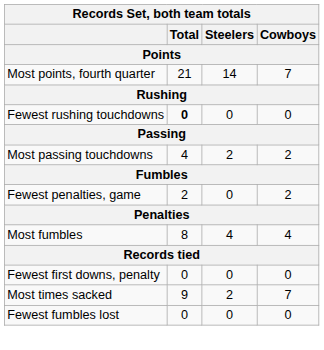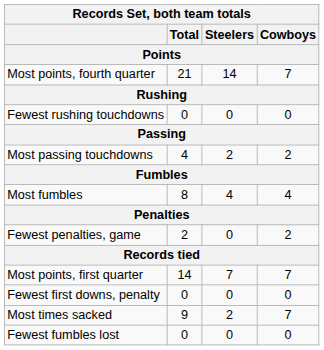(184, 114) bold -> (184, 114) normal
rows swapped: (45, 235) <-> (74, 194)
+ row: (75, 275)
